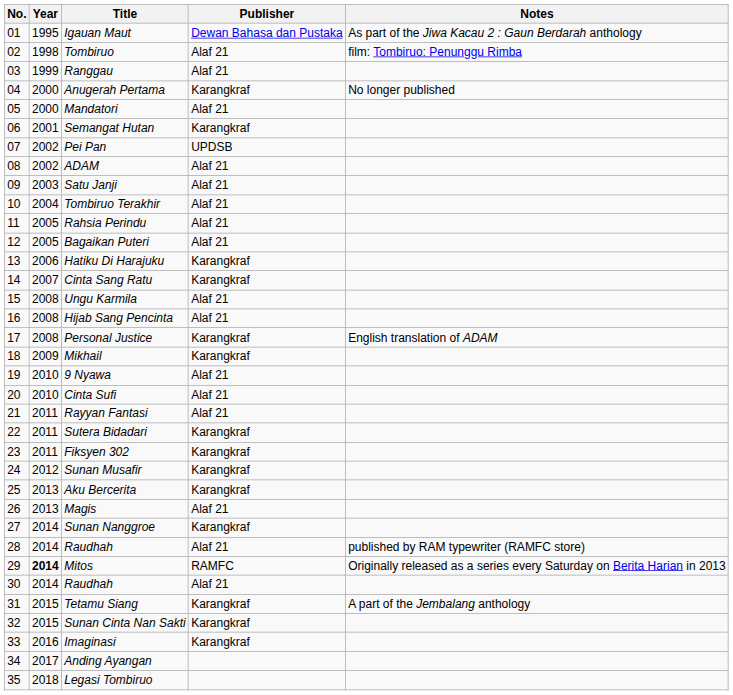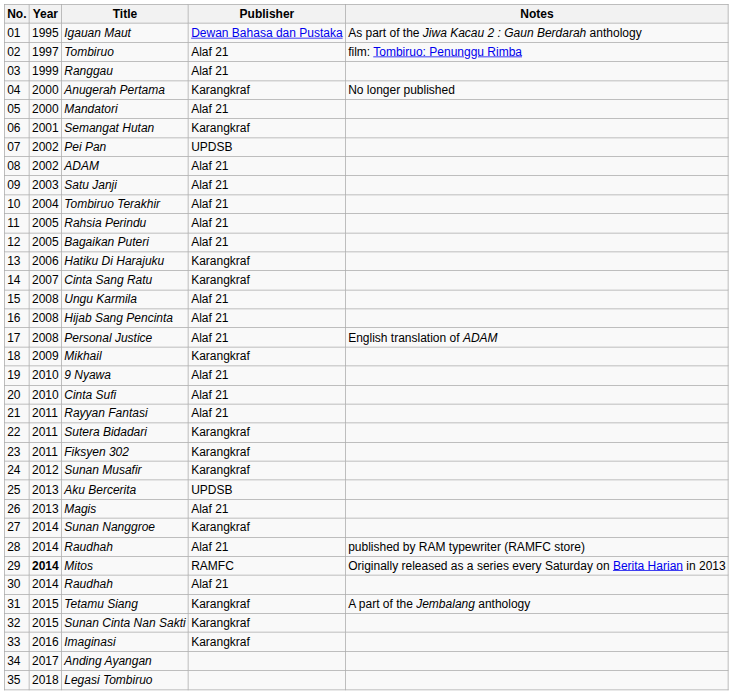(45, 52) 1998 -> (45, 52) 1997
(221, 337) Karangkraf -> (210, 337) Alaf 21
(221, 489) Karangkraf -> (212, 489) UPDSB
